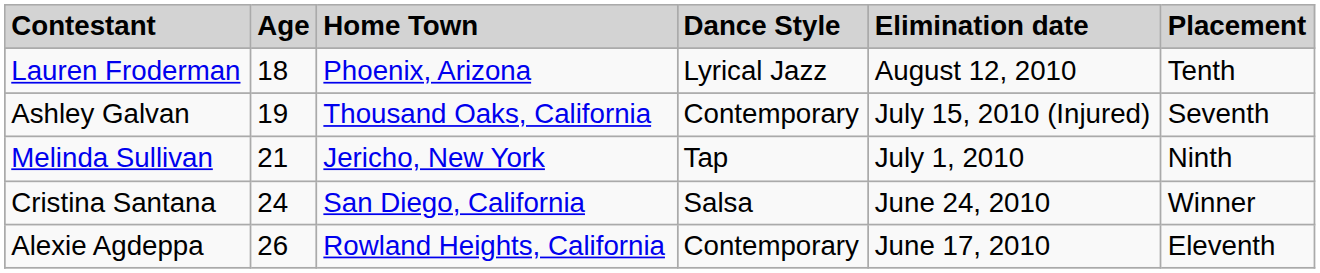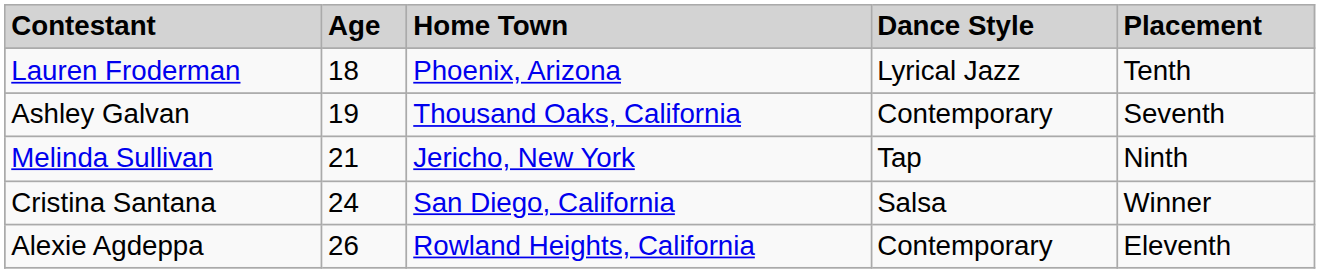- column: (982, 26)
